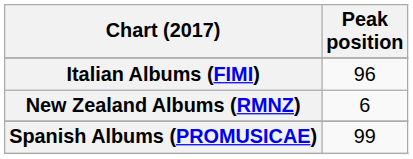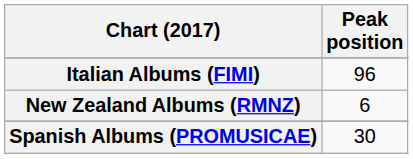(365, 136) 99 -> (365, 136) 30
